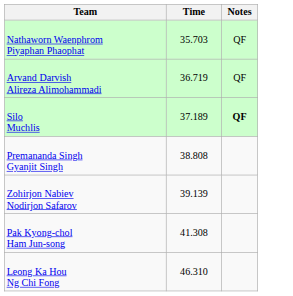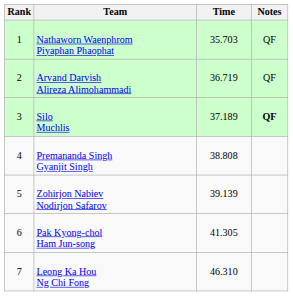+ column: (19, 12)
(194, 233) 41.308 -> (224, 233) 41.305
